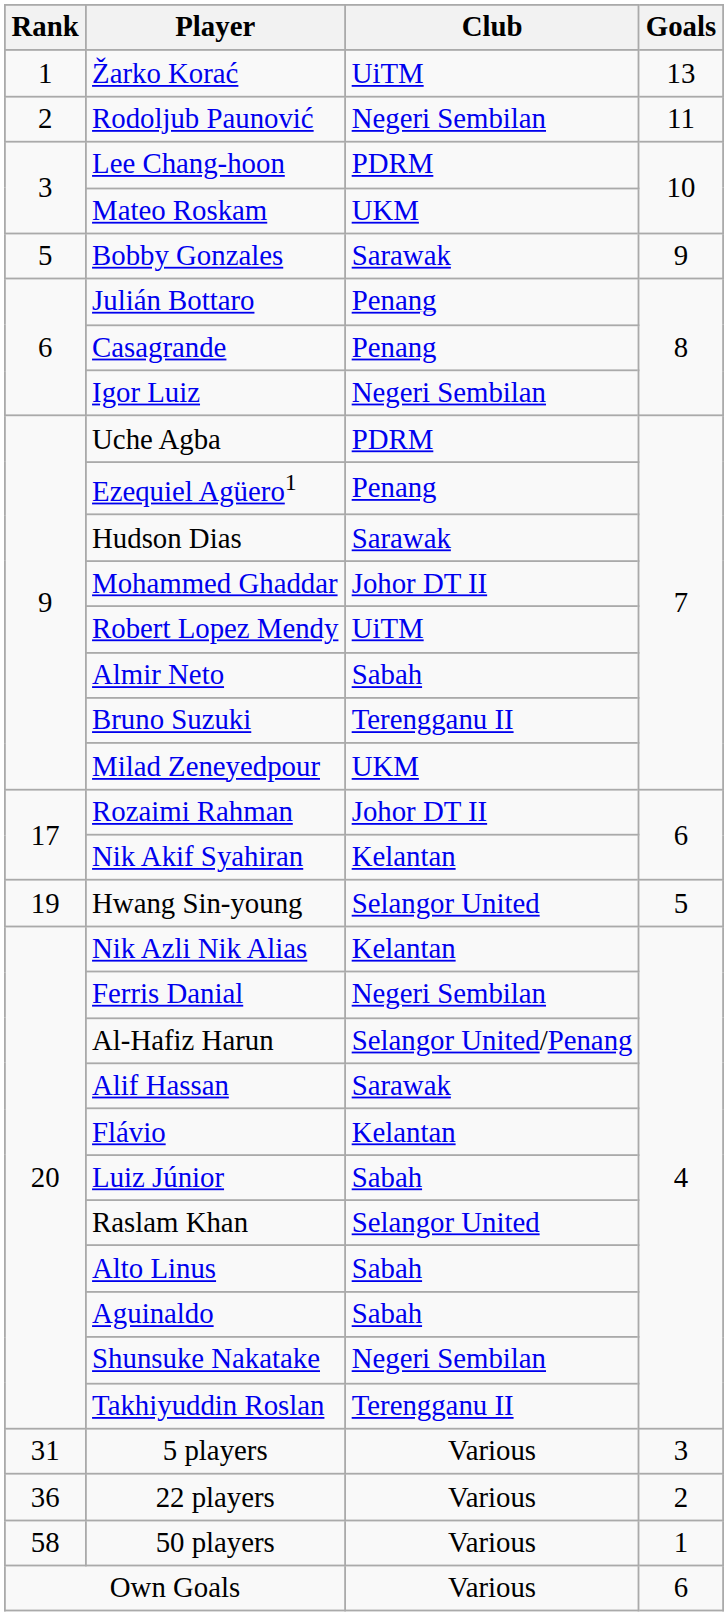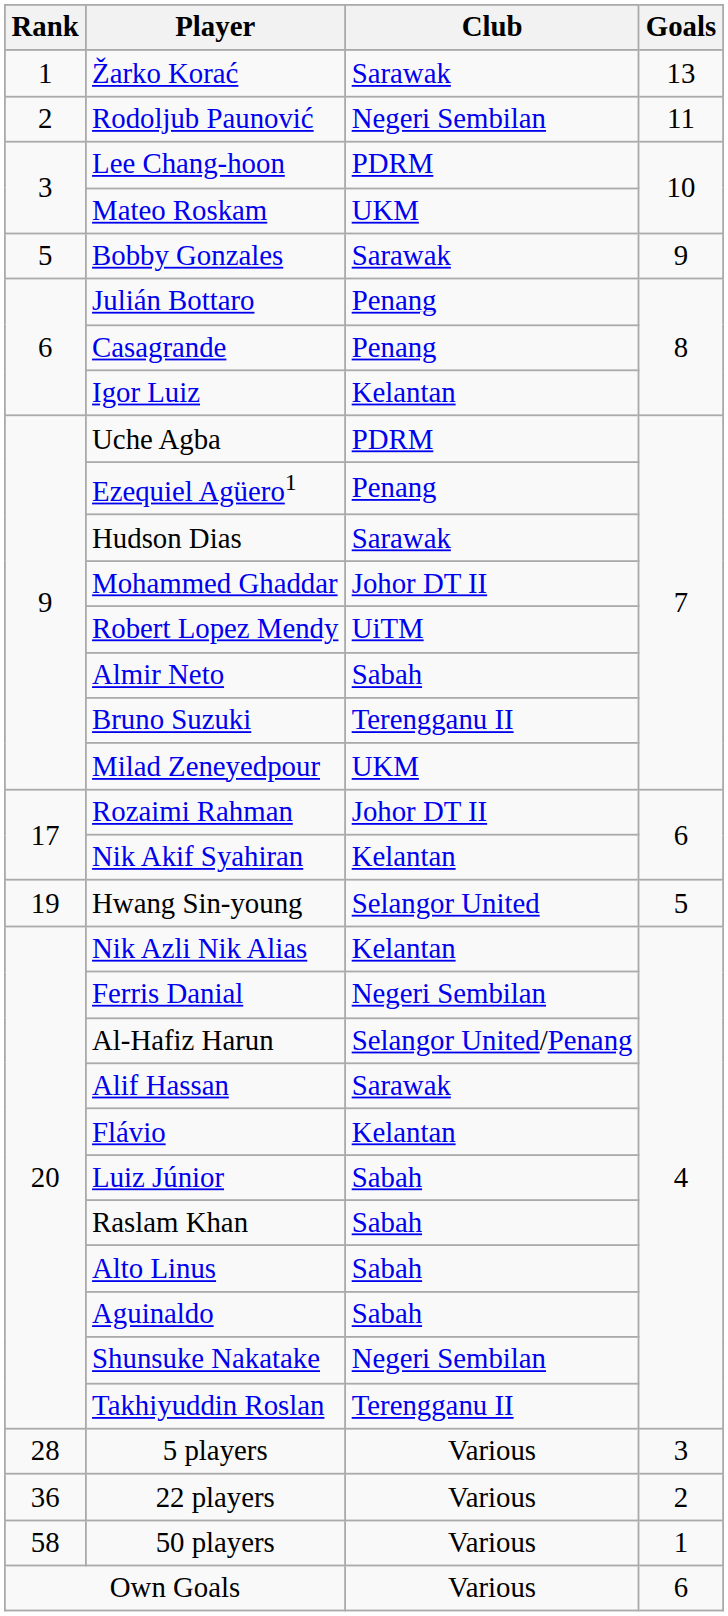(388, 73) UiTM -> (401, 73) Sarawak
(449, 392) Negeri Sembilan -> (404, 392) Kelantan
(446, 1222) Selangor United -> (387, 1222) Sabah
(45, 1451) 31 -> (45, 1451) 28
